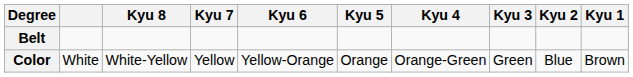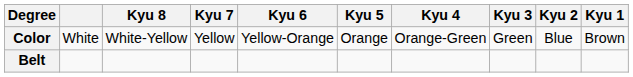rows swapped: (32, 60) <-> (32, 38)
